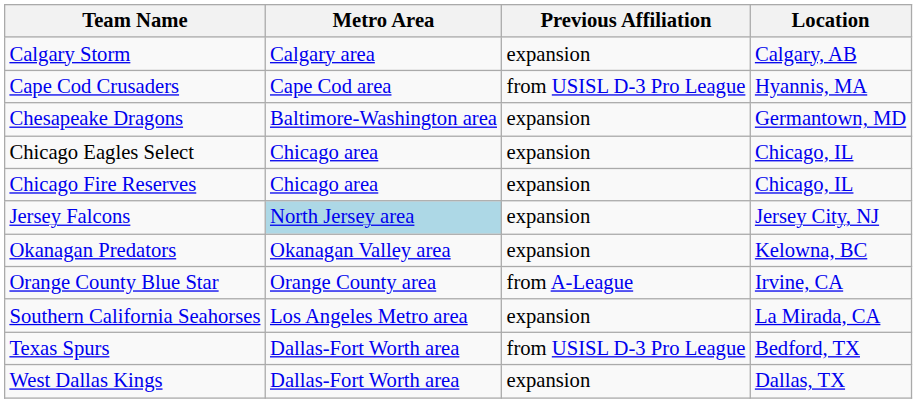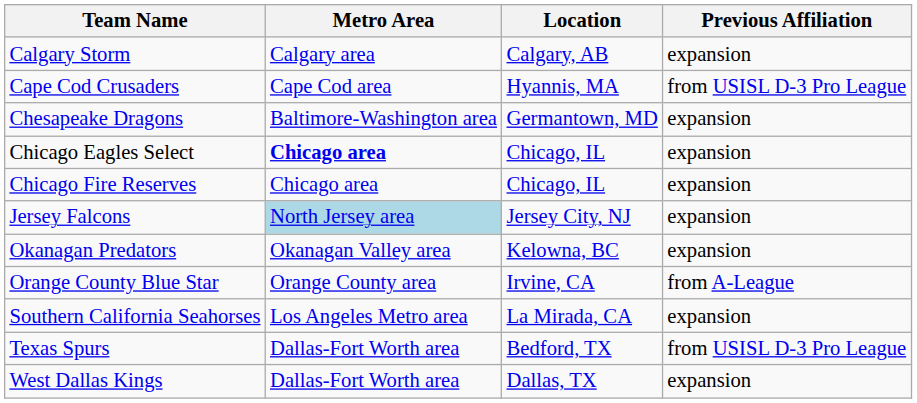columns swapped: (831, 20) <-> (626, 20)
(324, 151) normal -> (328, 151) bold
